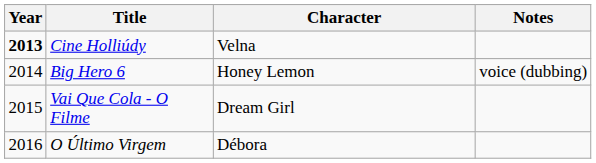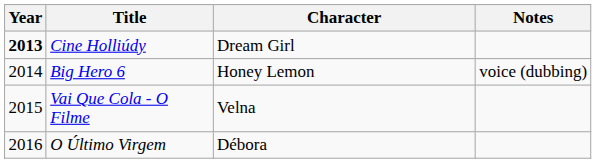(236, 44) Velna -> (256, 44) Dream Girl
(256, 108) Dream Girl -> (236, 108) Velna
